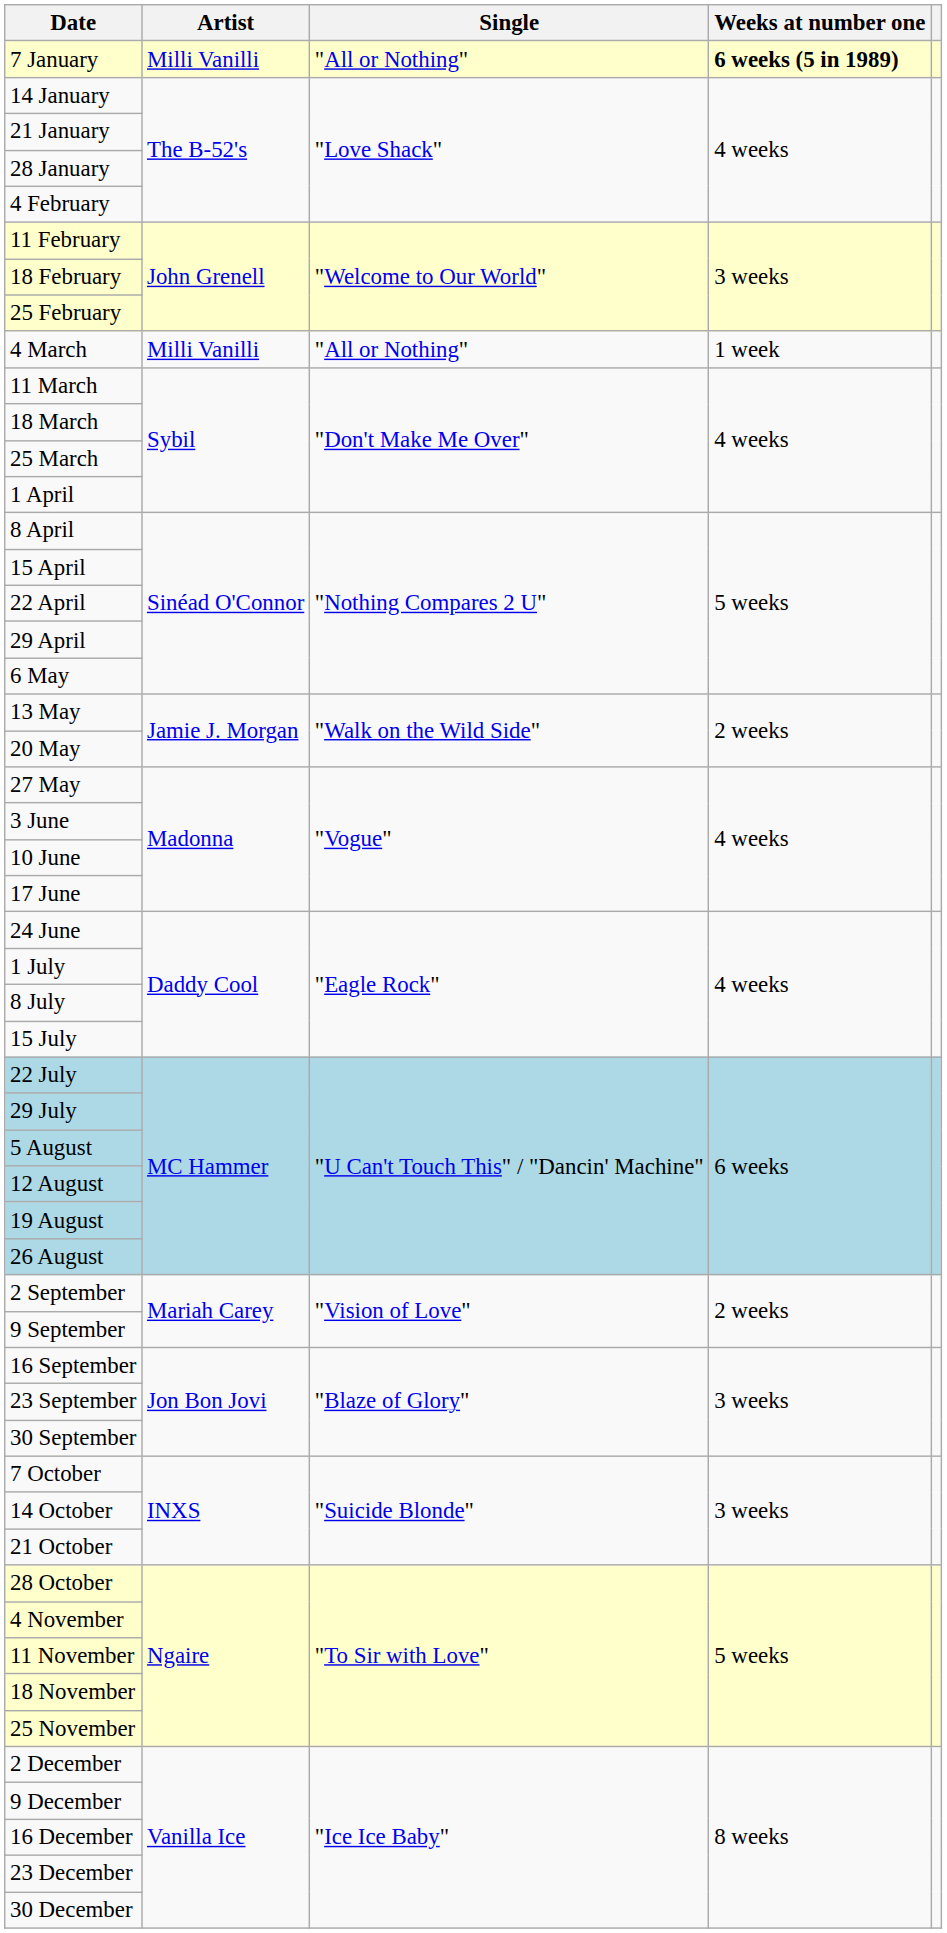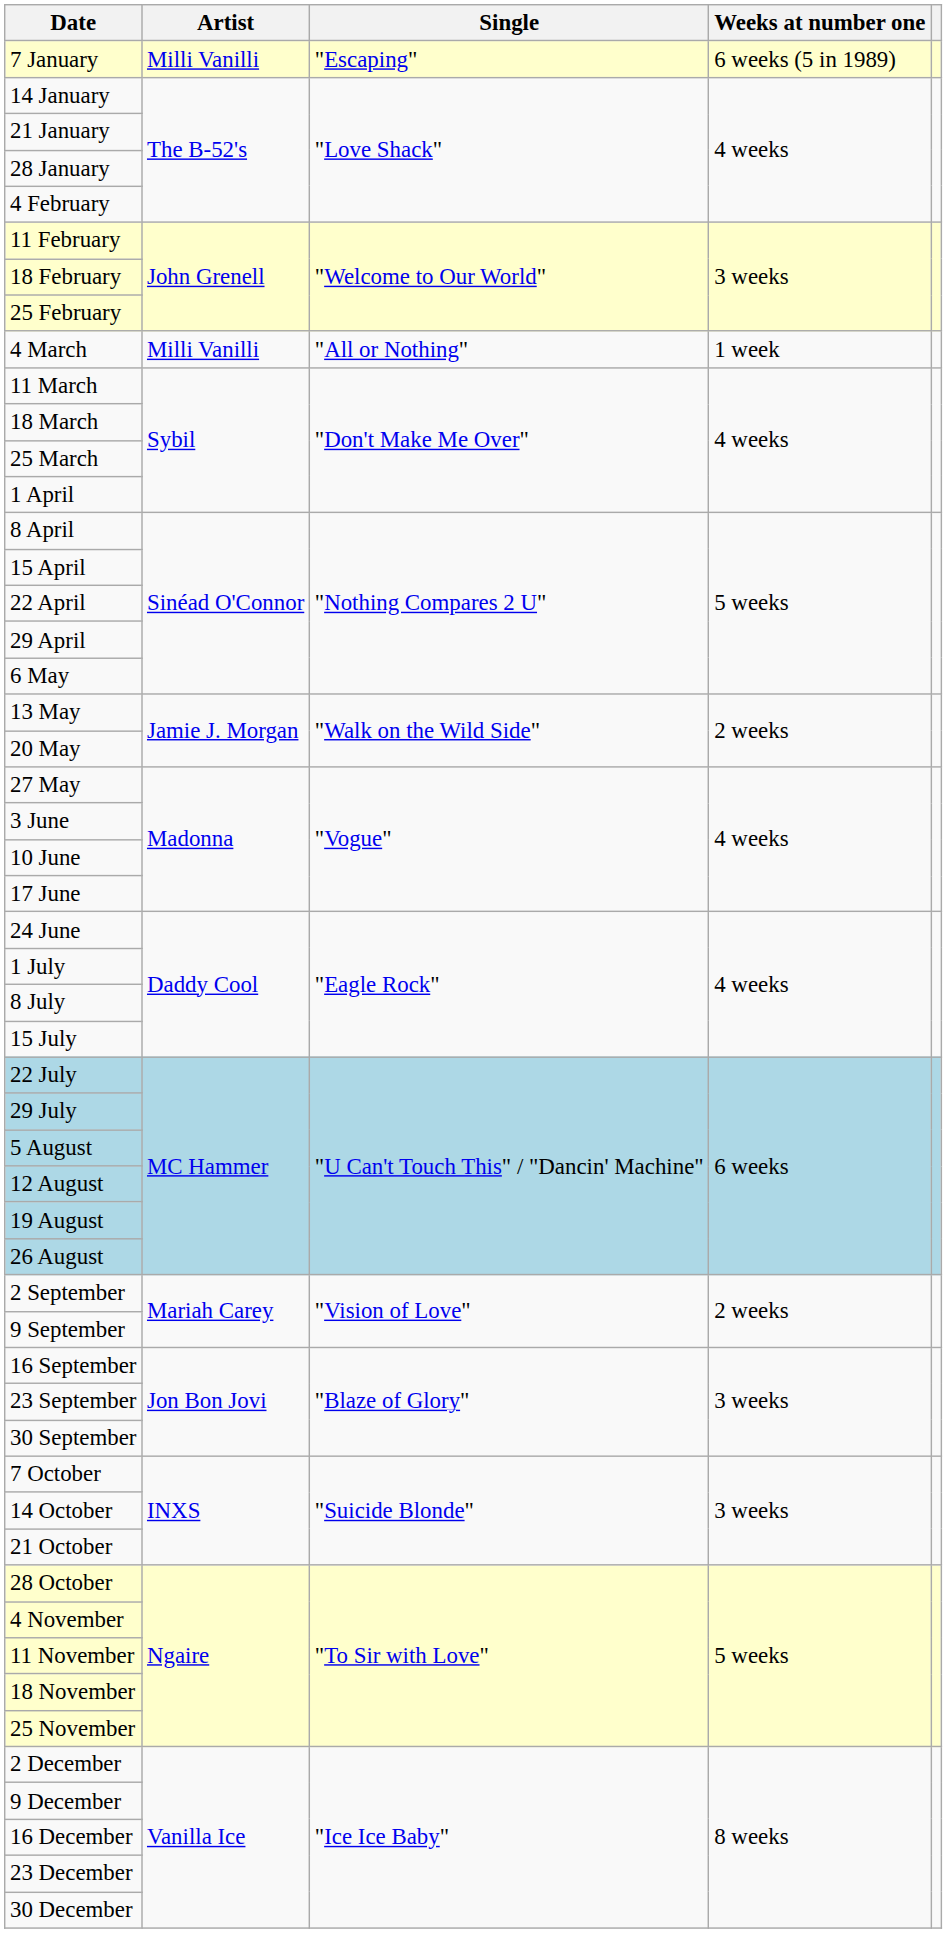(392, 58) "All or Nothing" -> (366, 58) "Escaping"
(806, 58) bold -> (805, 58) normal
